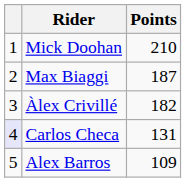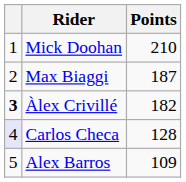(13, 105) normal -> (13, 105) bold
(164, 134) 131 -> (164, 134) 128
